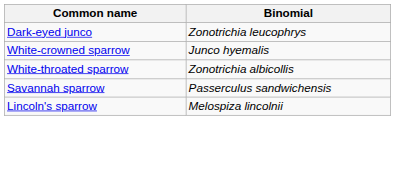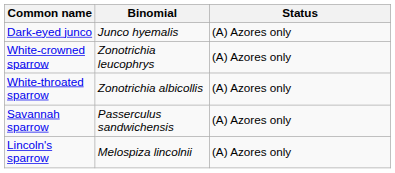+ column: (300, 13)
(247, 32) Zonotrichia leucophrys -> (138, 32) Junco hyemalis
(229, 50) Junco hyemalis -> (127, 57) Zonotrichia leucophrys
